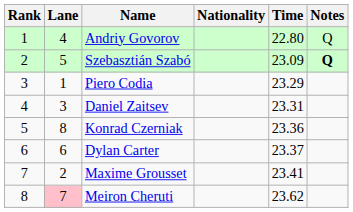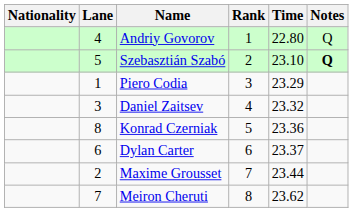columns swapped: (24, 15) <-> (231, 15)
(288, 60) 23.09 -> (288, 60) 23.10
(288, 106) 23.31 -> (288, 106) 23.32
(288, 173) 23.41 -> (288, 173) 23.44
(63, 196) pink background -> (98, 196) no background
